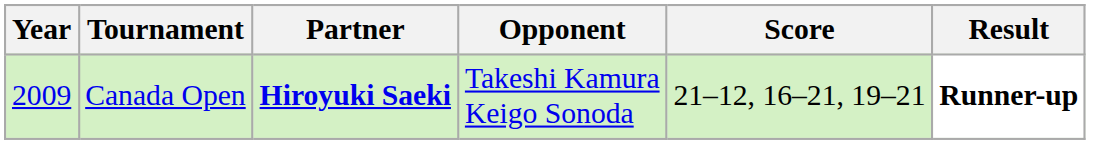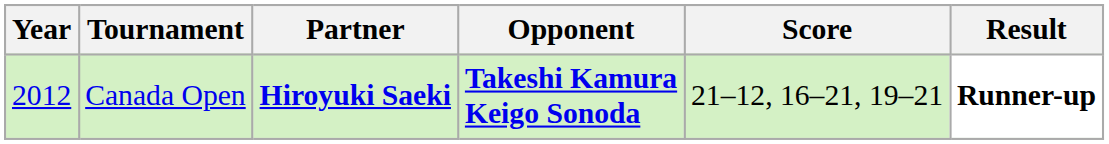(42, 95) 2009 -> (42, 95) 2012
(562, 95) normal -> (571, 95) bold
